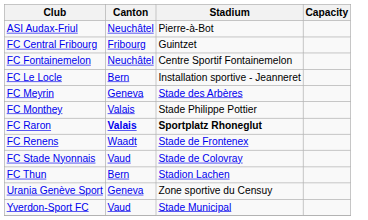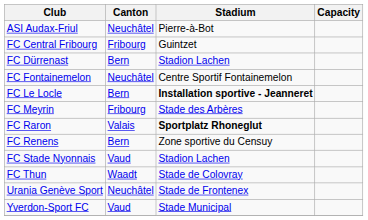+ row: (37, 61)
(230, 77) normal -> (236, 93) bold
(126, 93) Geneva -> (127, 110) Fribourg
- row: (35, 110)
(122, 126) bold -> (121, 126) normal
(122, 142) Waadt -> (118, 142) Bern
(203, 142) Stade de Frontenex -> (215, 142) Zone sportive du Censuy
(201, 158) Stade de Colovray -> (194, 158) Stadion Lachen
(118, 175) Bern -> (122, 175) Waadt
(194, 175) Stadion Lachen -> (201, 175) Stade de Colovray
(126, 191) Geneva -> (131, 191) Neuchâtel
(215, 191) Zone sportive du Censuy -> (203, 191) Stade de Frontenex
